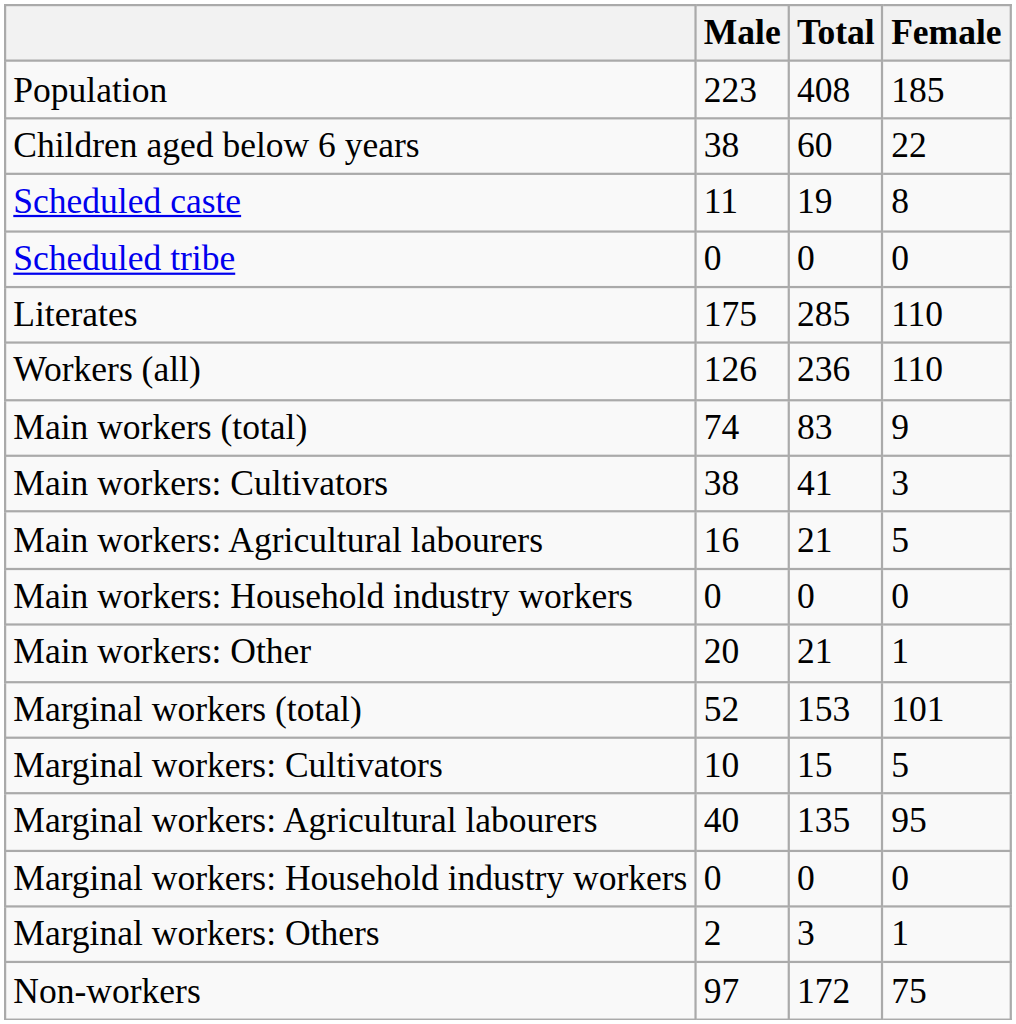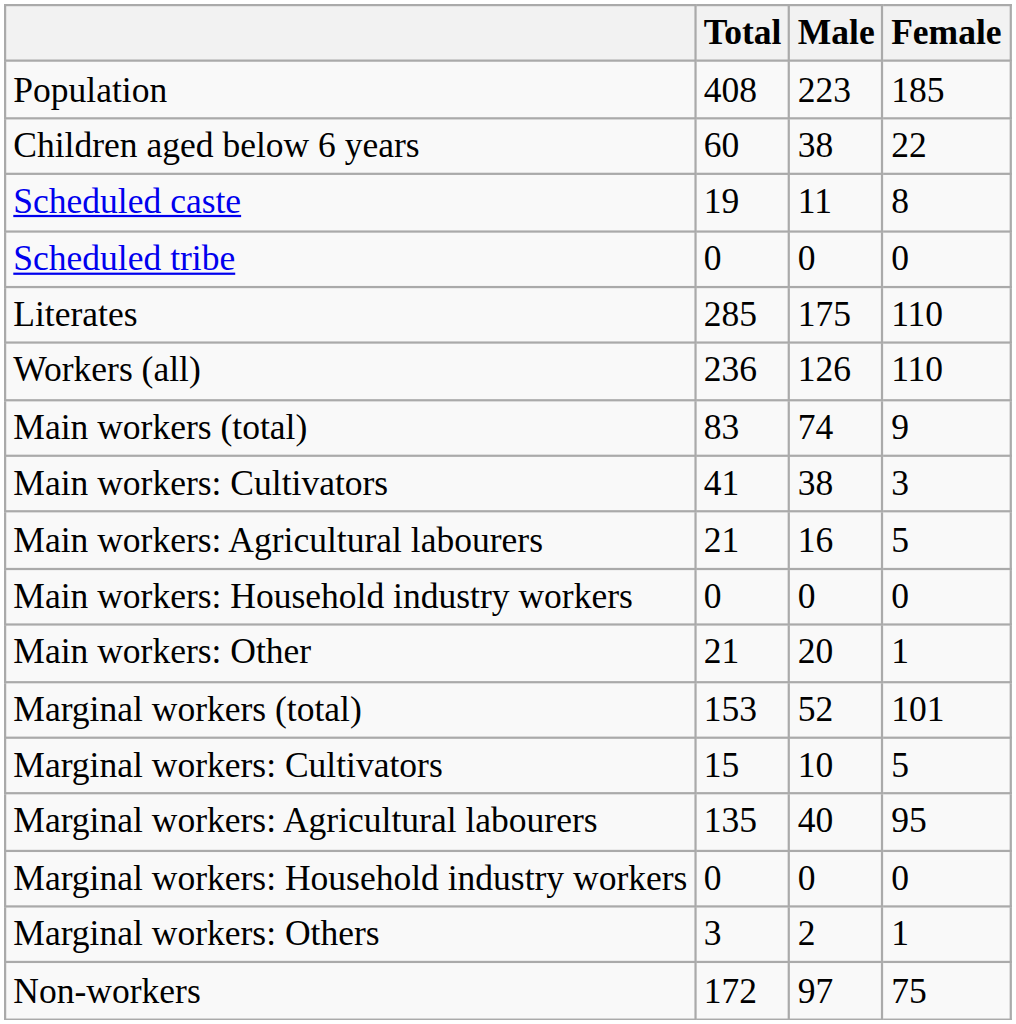columns swapped: (836, 32) <-> (742, 32)
